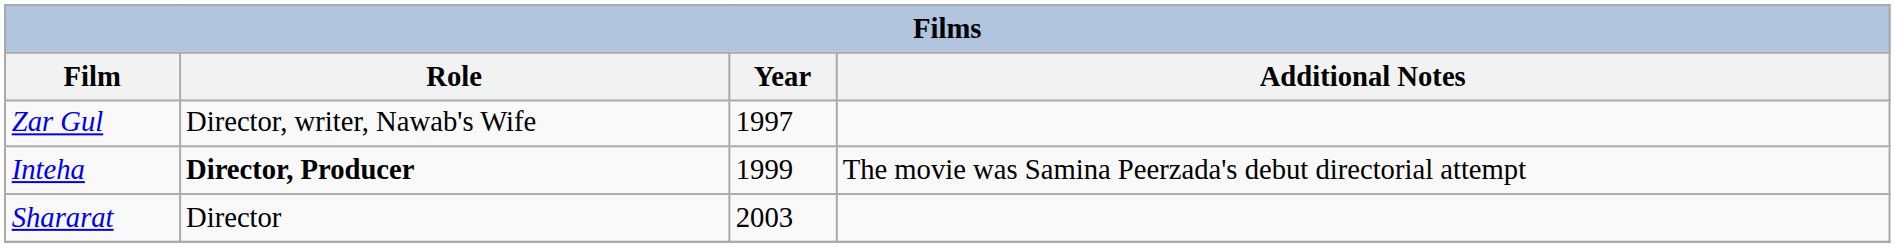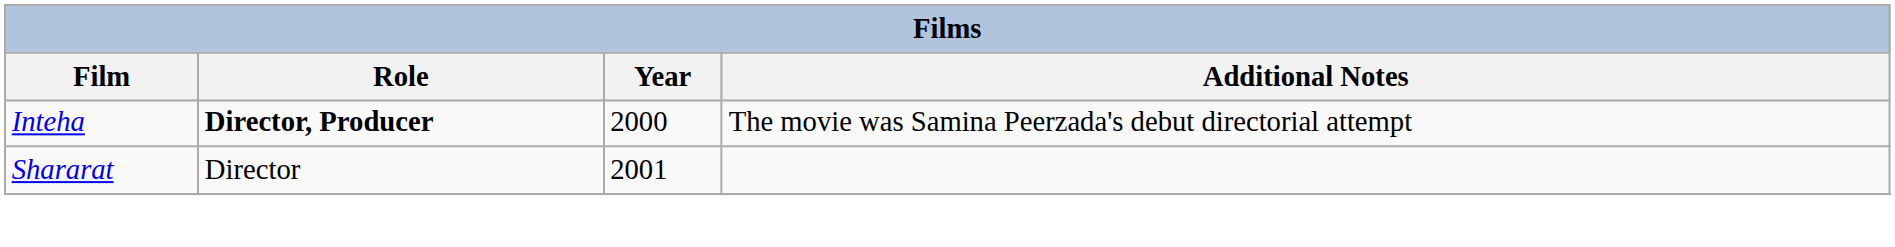- row: (57, 123)
(764, 170) 1999 -> (639, 123) 2000
(764, 217) 2003 -> (639, 170) 2001
